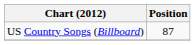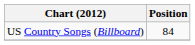(168, 31) 87 -> (168, 31) 84
